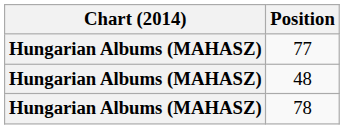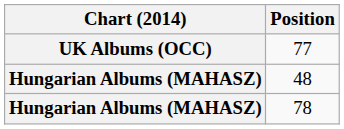(135, 49) Hungarian Albums (MAHASZ) -> (135, 49) UK Albums (OCC)
